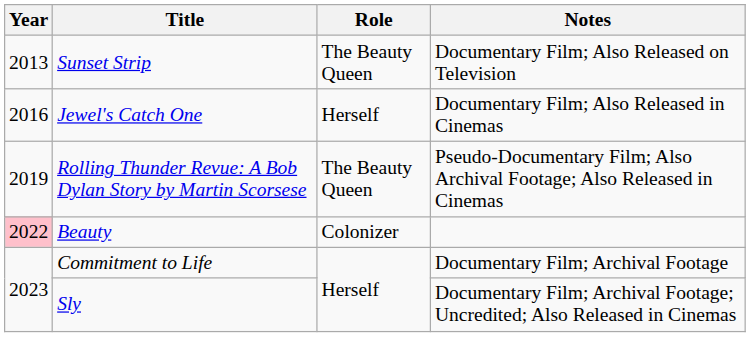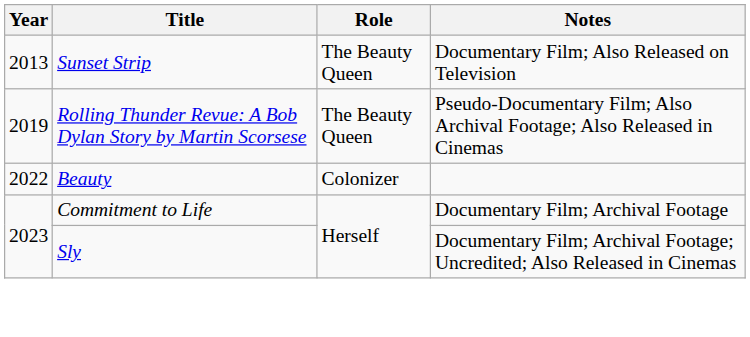- row: (130, 114)
(29, 231) pink background -> (29, 178) no background
